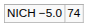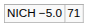(74, 13) 74 -> (74, 13) 71
